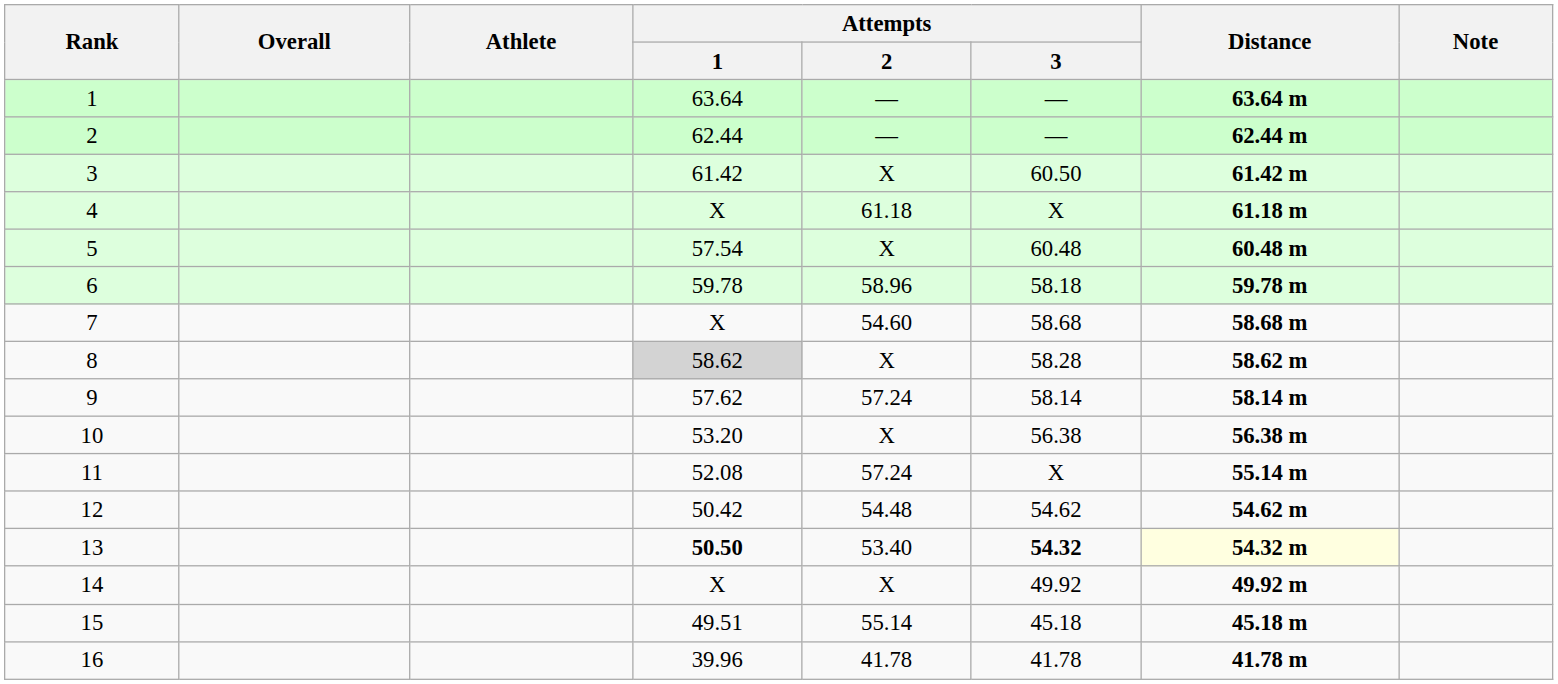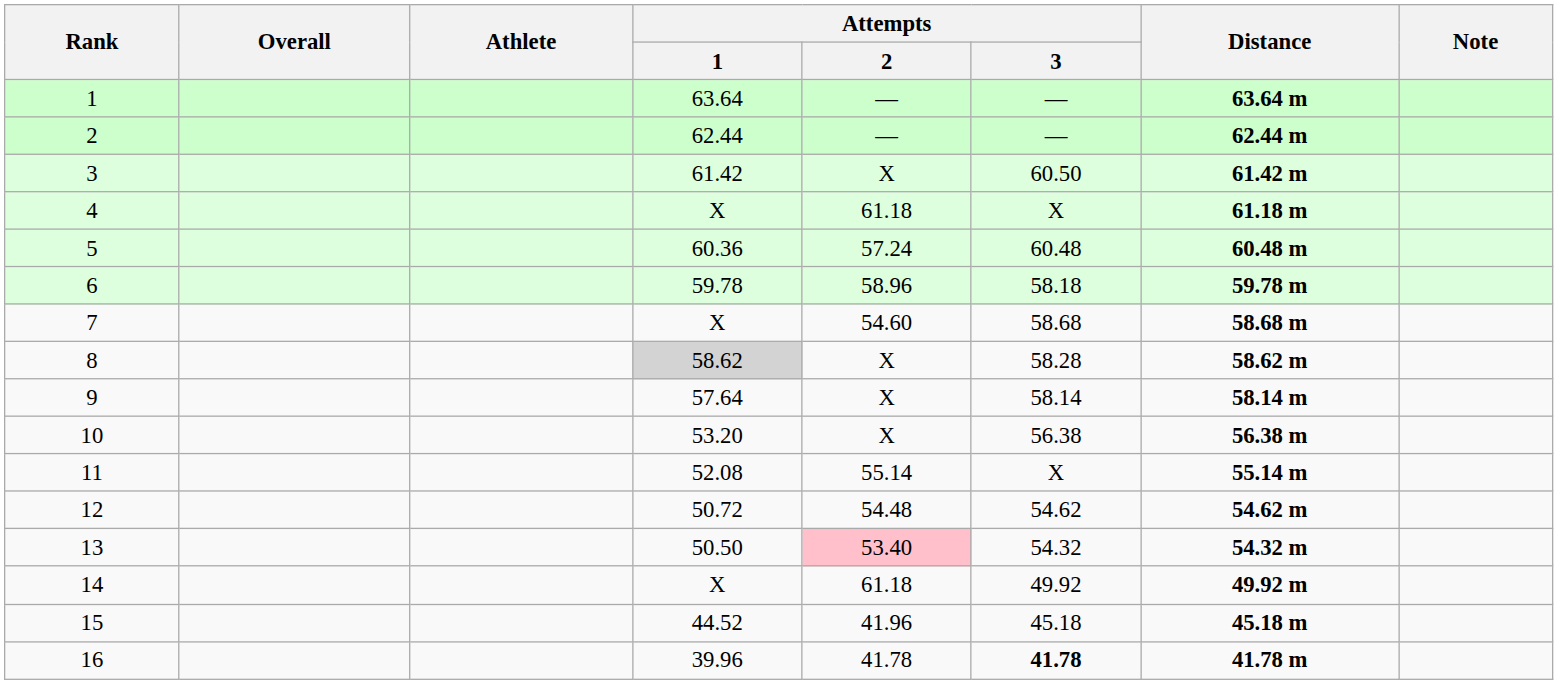(717, 247) 57.54 -> (717, 247) 60.36
(887, 247) X -> (887, 247) 57.24
(717, 397) 57.62 -> (717, 397) 57.64
(887, 397) 57.24 -> (887, 397) X
(887, 472) 57.24 -> (887, 472) 55.14
(717, 509) 50.42 -> (717, 509) 50.72
(717, 547) bold -> (717, 547) normal
(887, 547) no background -> (887, 547) pink background
(1056, 547) bold -> (1056, 547) normal
(1270, 547) lightyellow background -> (1270, 547) no background
(887, 584) X -> (887, 584) 61.18
(717, 622) 49.51 -> (717, 622) 44.52
(887, 622) 55.14 -> (887, 622) 41.96
(1056, 659) normal -> (1056, 659) bold
